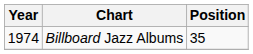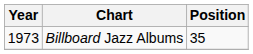(23, 37) 1974 -> (23, 37) 1973
